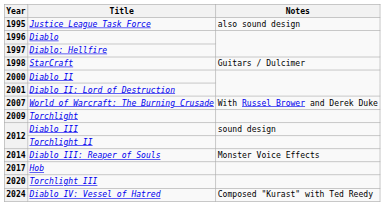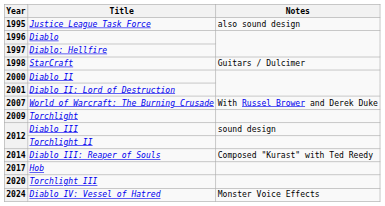(269, 155) Monster Voice Effects -> (295, 155) Composed "Kurast" with Ted Reedy
(295, 195) Composed "Kurast" with Ted Reedy -> (269, 195) Monster Voice Effects
